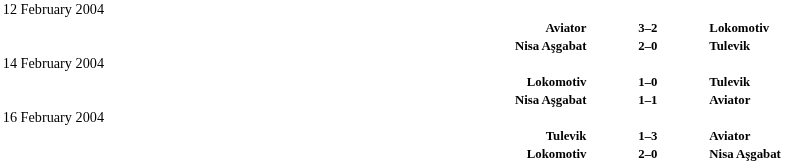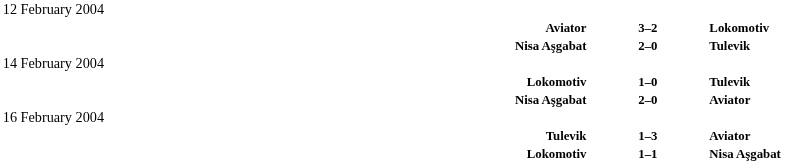(648, 99) 1–1 -> (648, 99) 2–0
(648, 154) 2–0 -> (648, 154) 1–1
